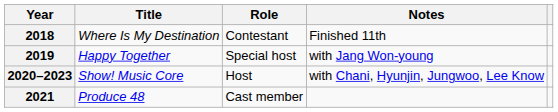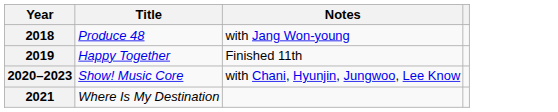- column: (264, 14)
(149, 35) Where Is My Destination -> (111, 35) Produce 48
(348, 35) Finished 11th -> (288, 35) with Jang Won-young
(371, 55) with Jang Won-young -> (264, 55) Finished 11th
(111, 96) Produce 48 -> (149, 96) Where Is My Destination
